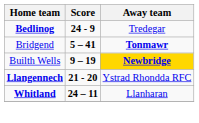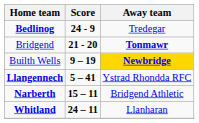(83, 45) 5 – 41 -> (83, 45) 21 - 20
(83, 77) 21 - 20 -> (83, 77) 5 – 41
+ row: (35, 93)
